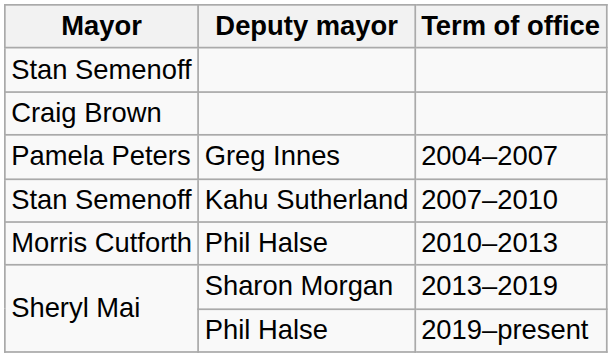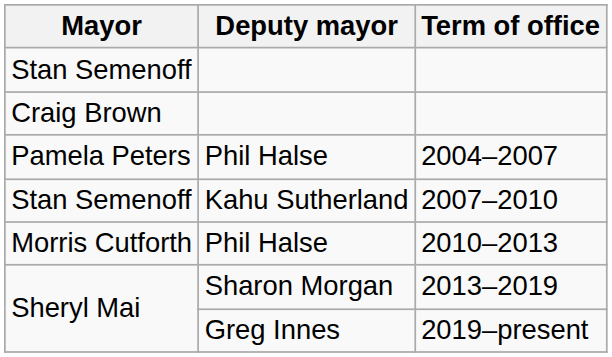(272, 156) Greg Innes -> (266, 156) Phil Halse
(266, 329) Phil Halse -> (272, 329) Greg Innes
